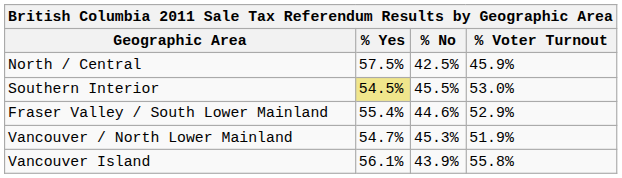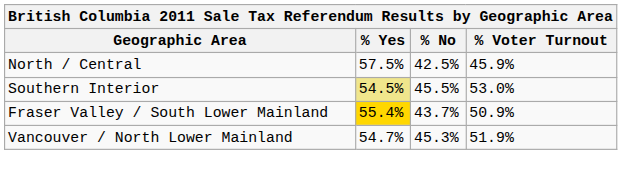(381, 113) no background -> (381, 113) gold background
(436, 113) 44.6% -> (436, 113) 43.7%
(492, 113) 52.9% -> (492, 113) 50.9%
- row: (79, 162)
